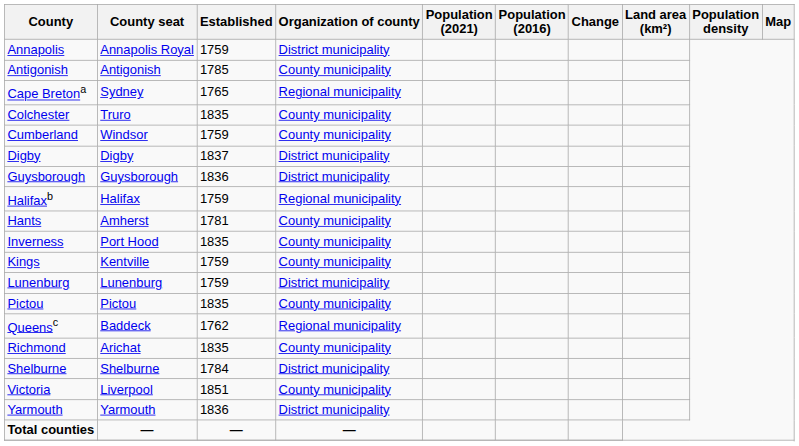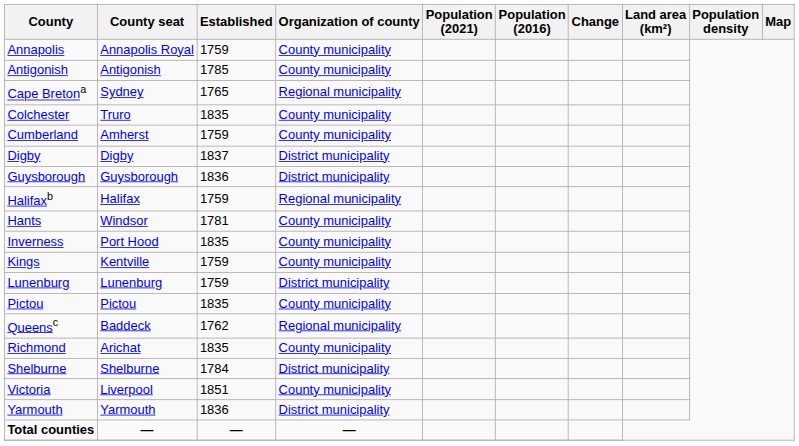(334, 49) District municipality -> (335, 49) County municipality
(124, 135) Windsor -> (124, 135) Amherst
(124, 221) Amherst -> (124, 221) Windsor
